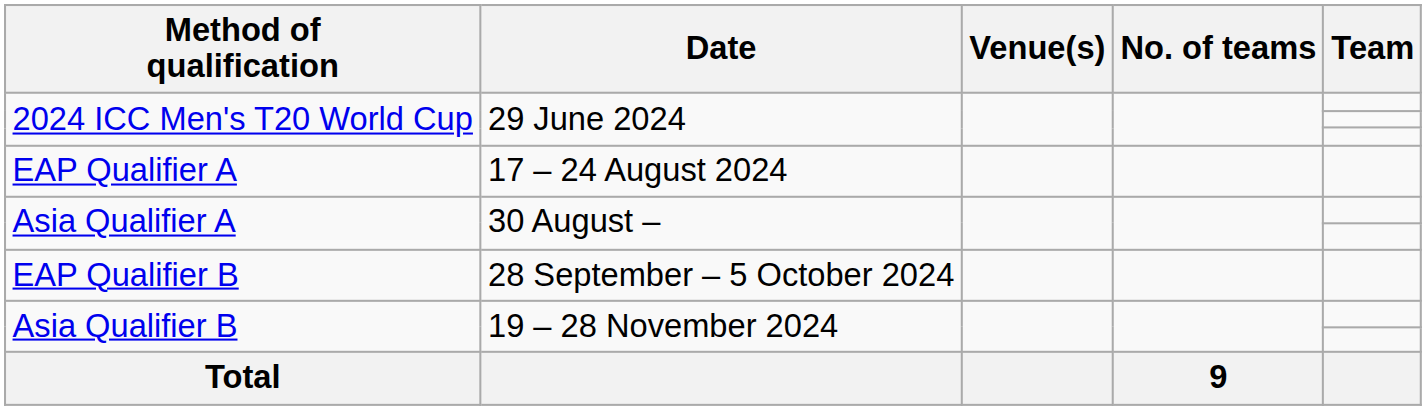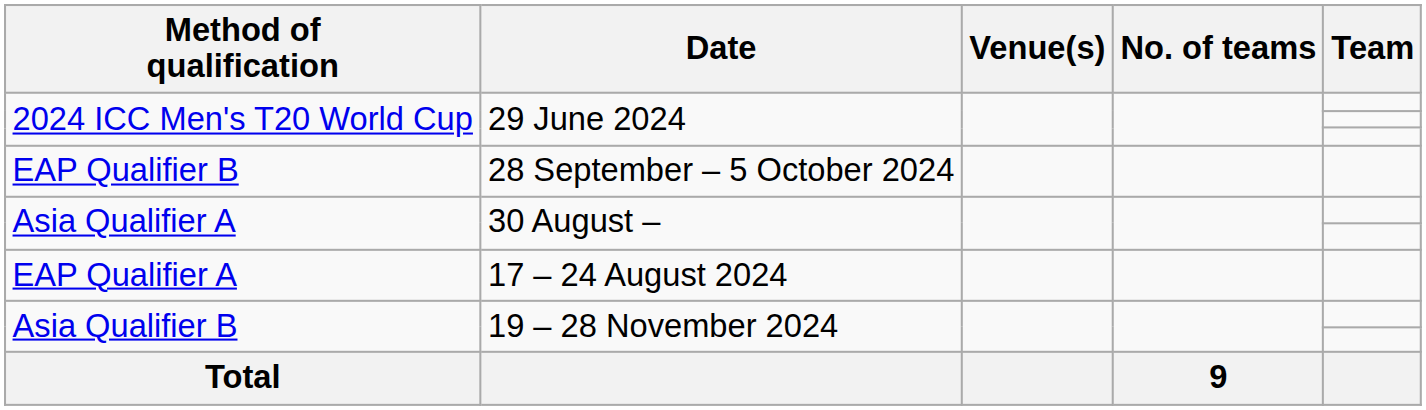rows swapped: (125, 170) <-> (126, 274)
